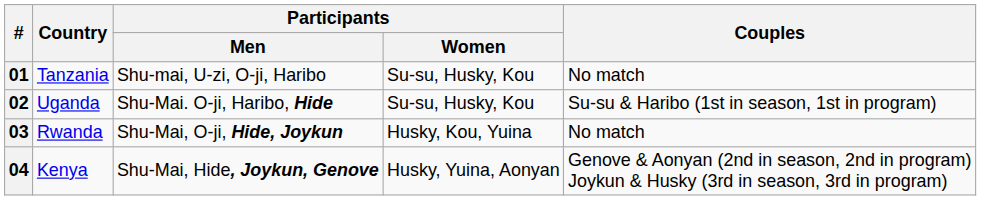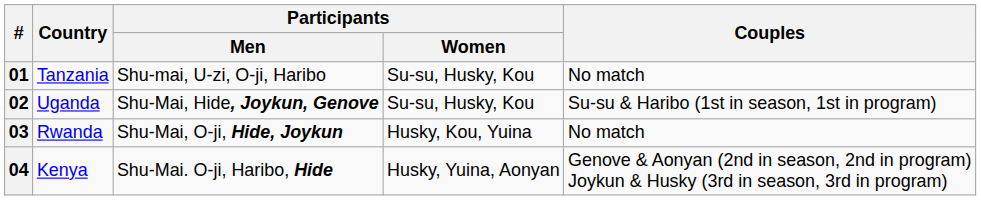(225, 103) Shu-Mai. O-ji, Haribo, Hide -> (248, 103) Shu-Mai, Hide, Joykun, Genove
(248, 170) Shu-Mai, Hide, Joykun, Genove -> (225, 170) Shu-Mai. O-ji, Haribo, Hide
